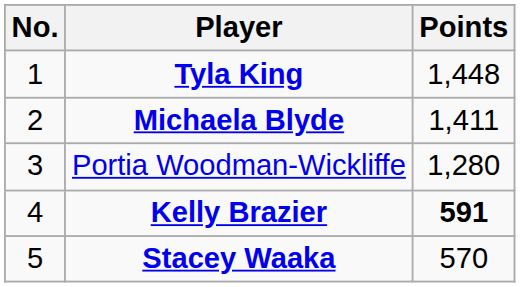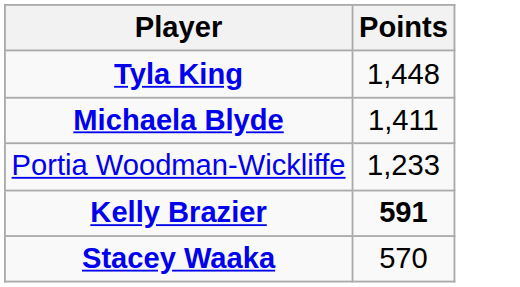- column: (35, 27)
(464, 166) 1,280 -> (403, 166) 1,233
